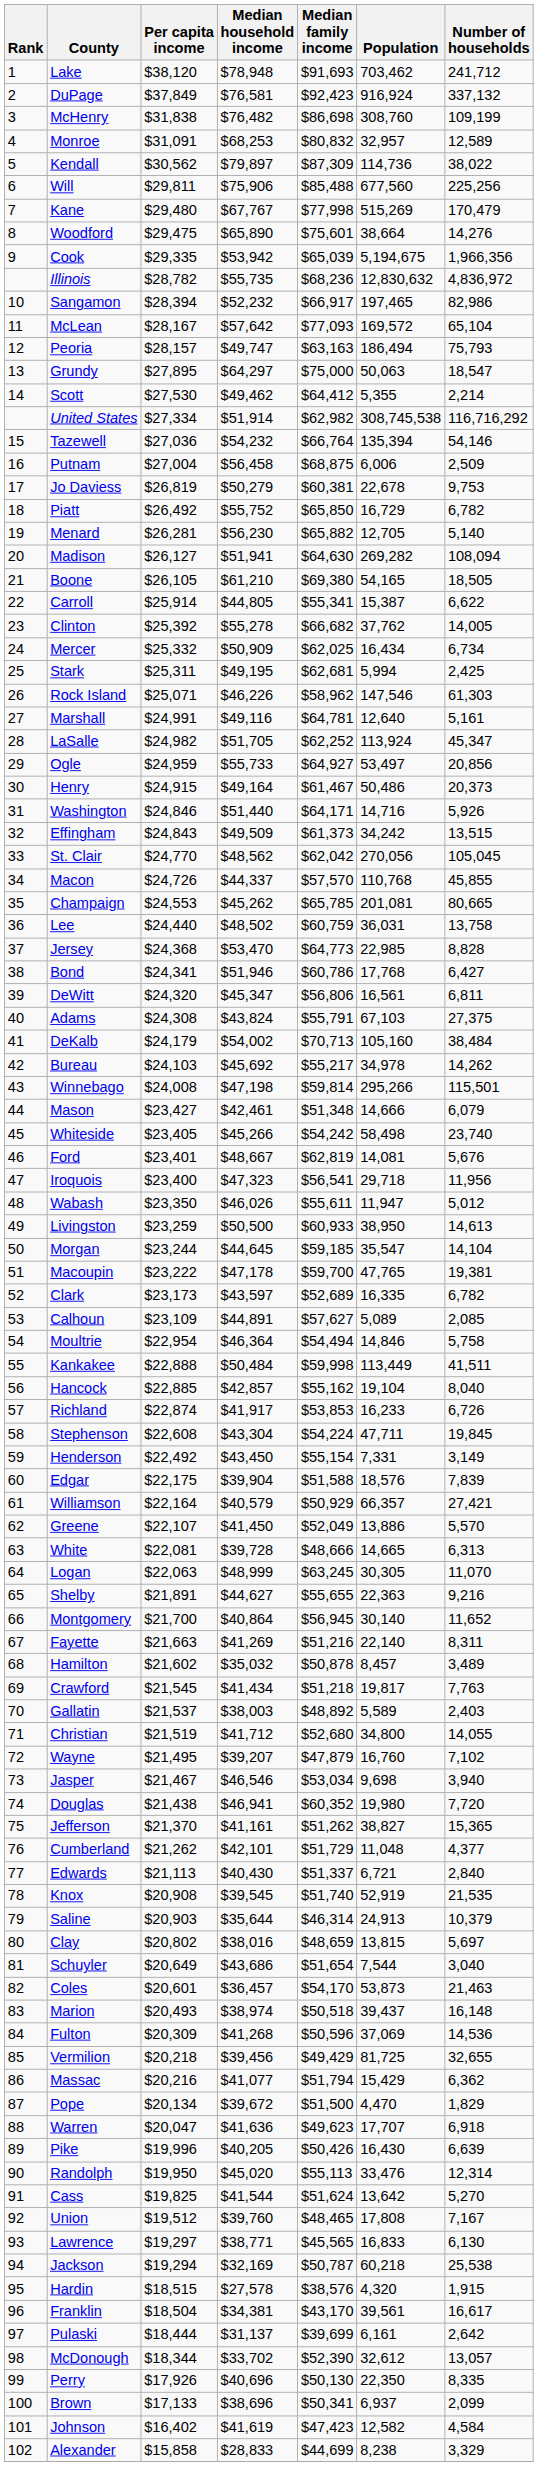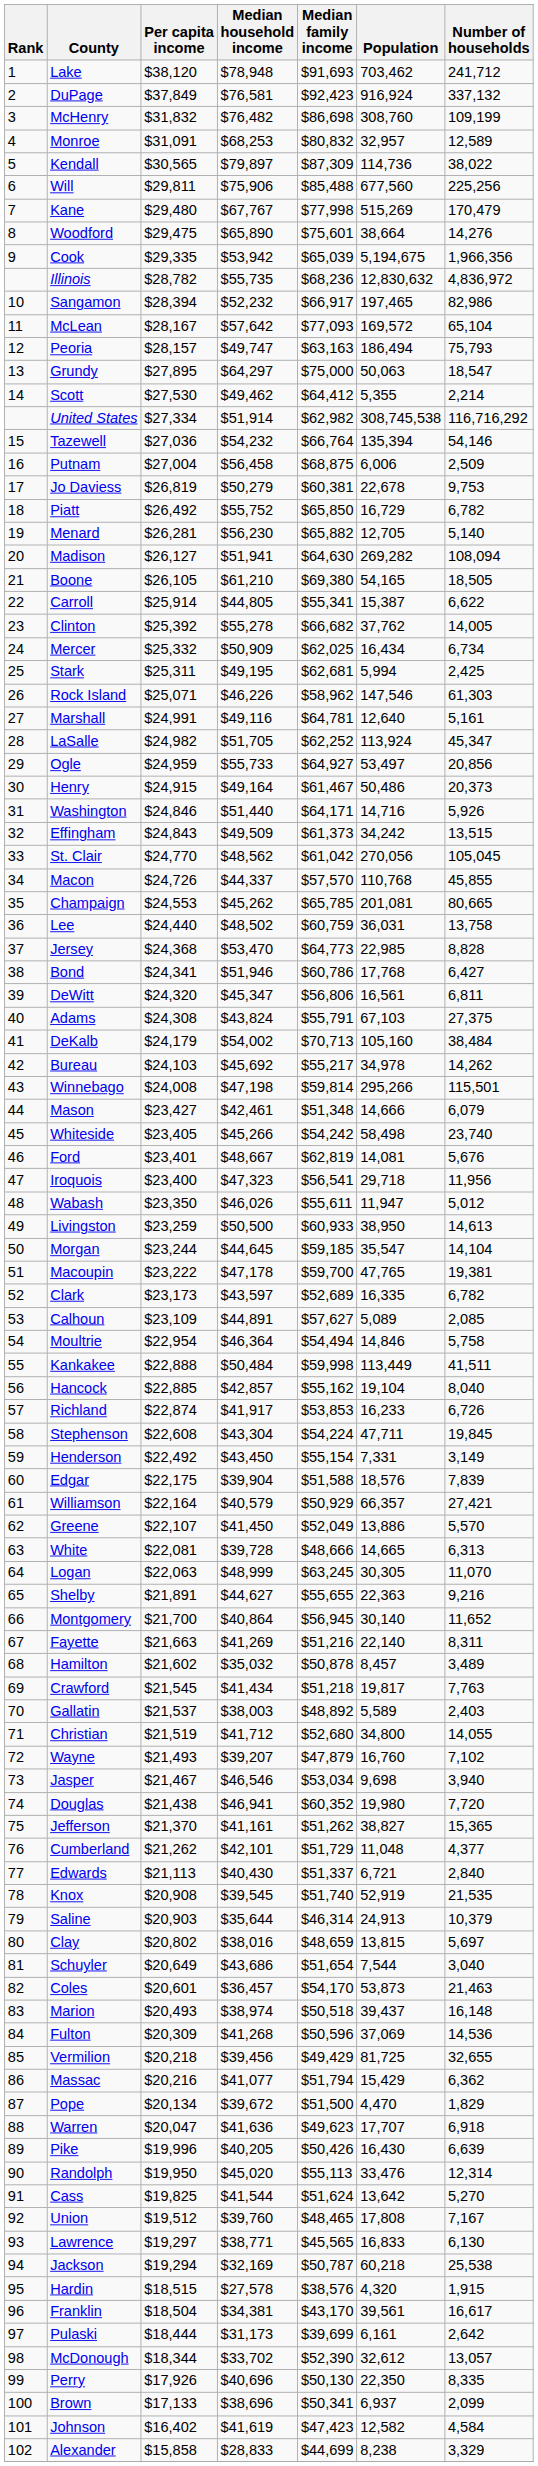(171, 118) $31,838 -> (171, 118) $31,832
(171, 164) $30,562 -> (171, 164) $30,565
(327, 856) $62,042 -> (327, 856) $61,042
(171, 1757) $21,495 -> (171, 1757) $21,493
(247, 2334) $31,137 -> (247, 2334) $31,173
